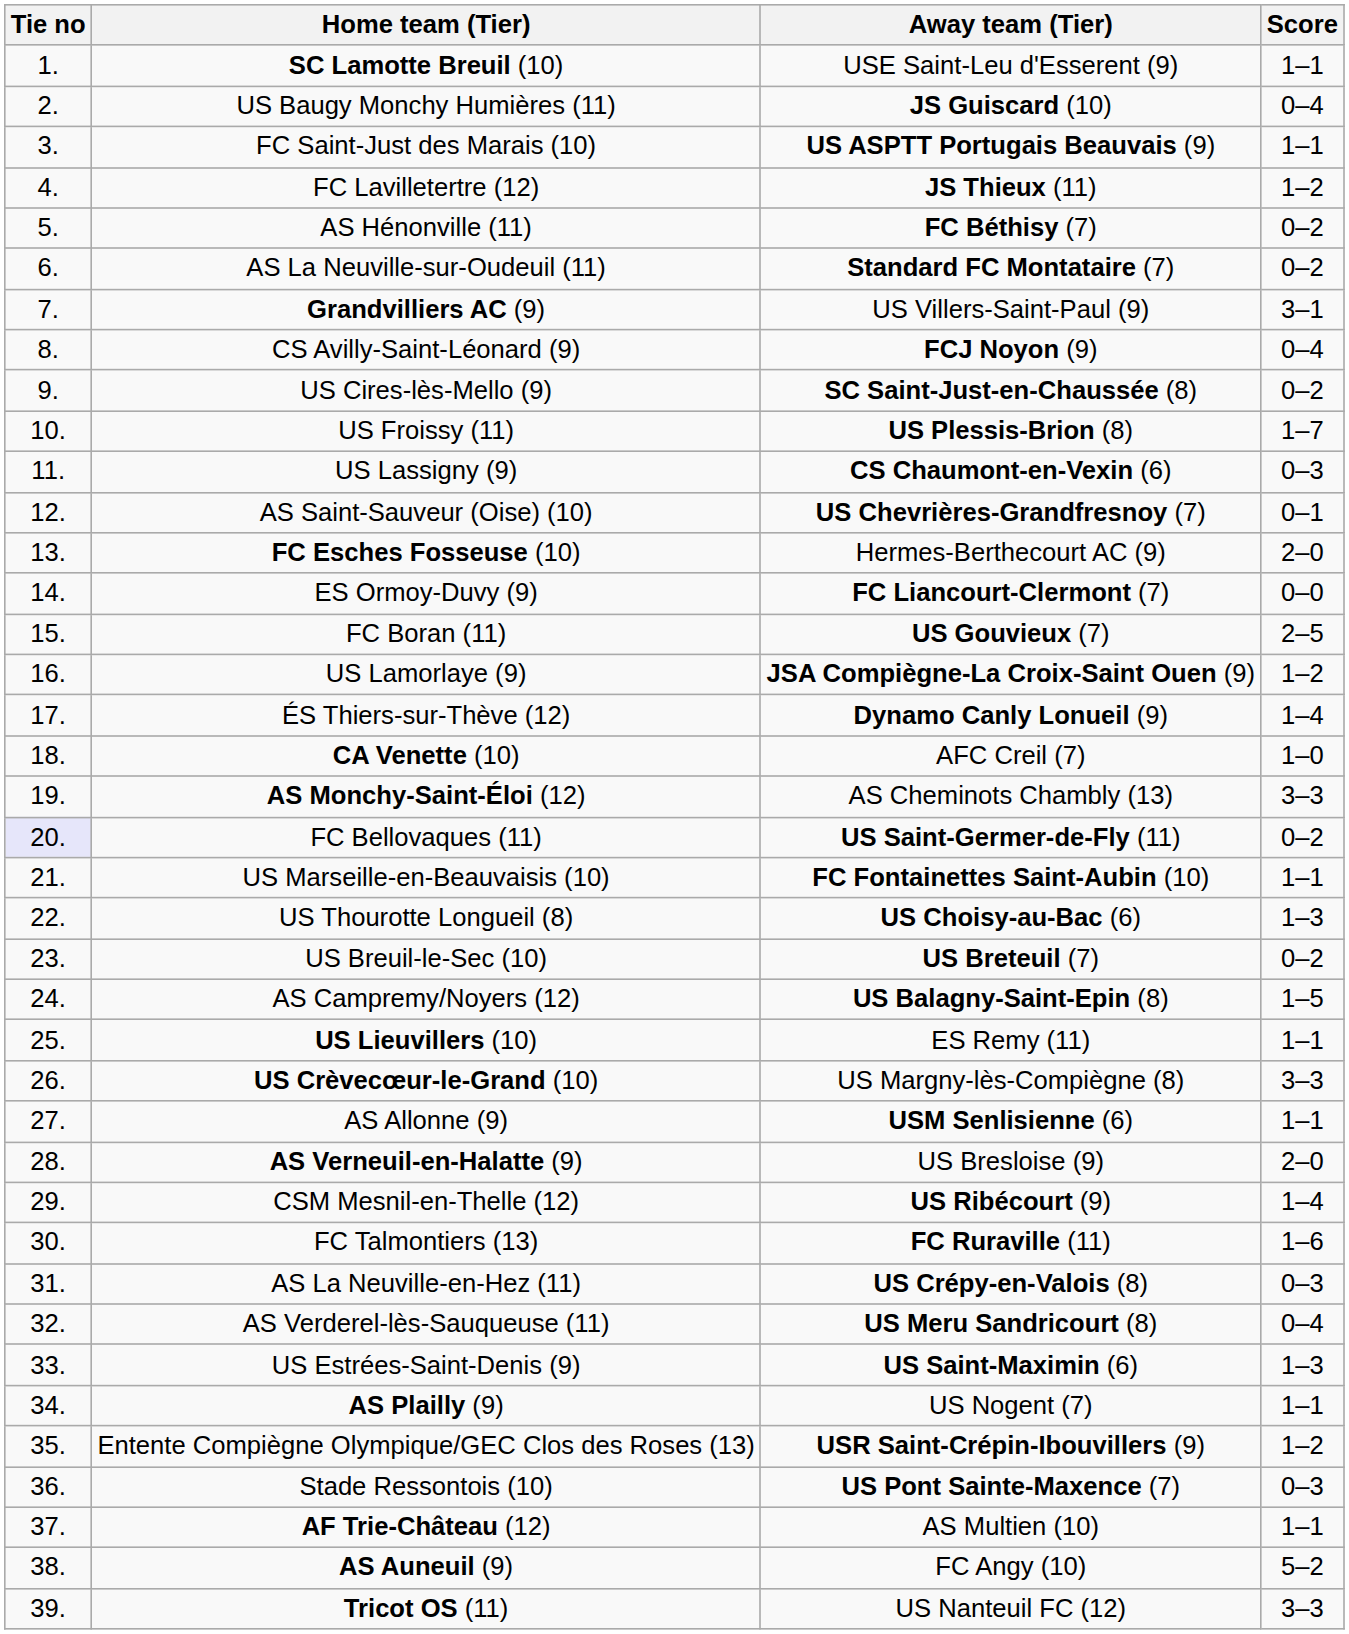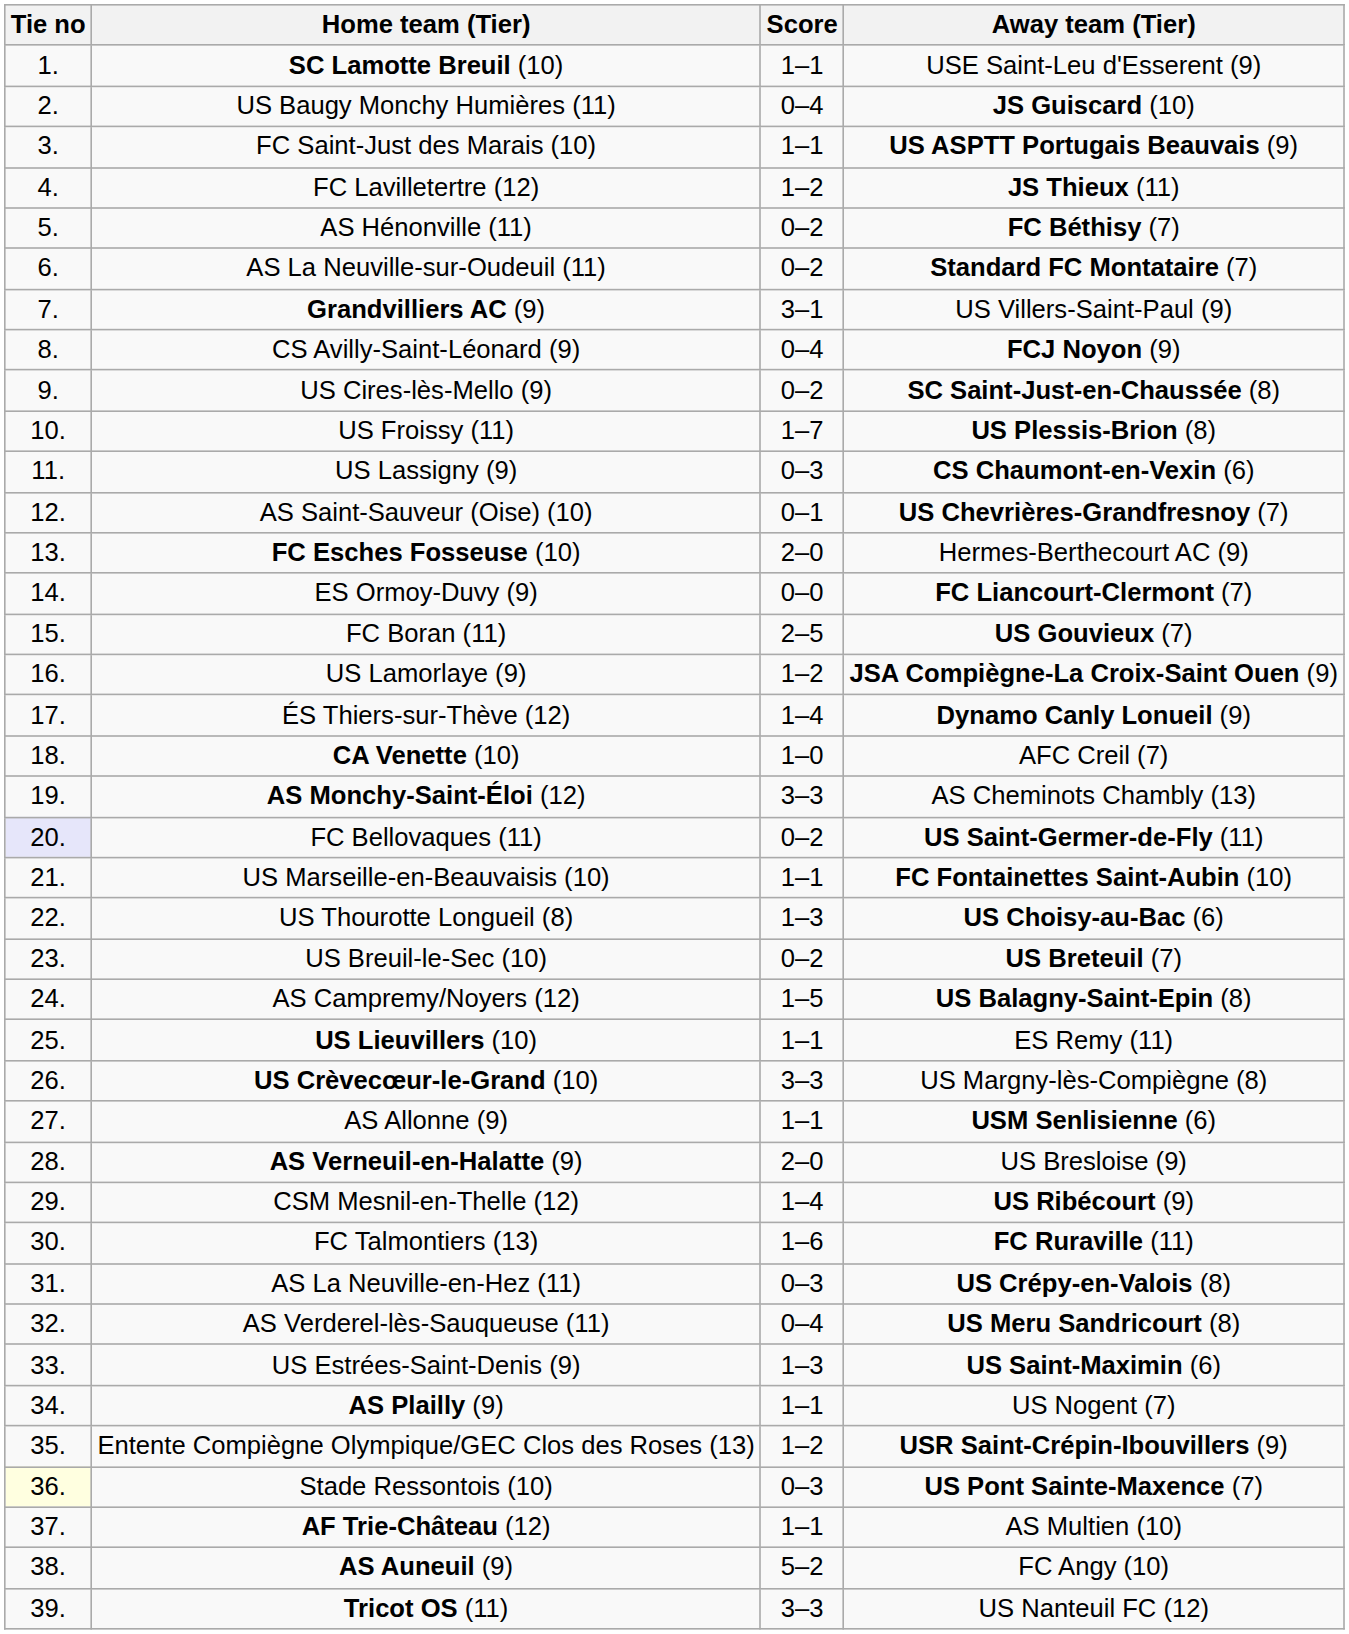columns swapped: (1302, 24) <-> (1011, 24)
(48, 1486) no background -> (48, 1486) lightyellow background
